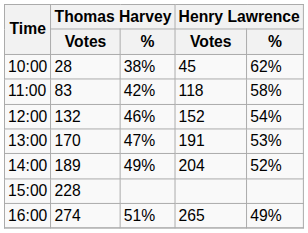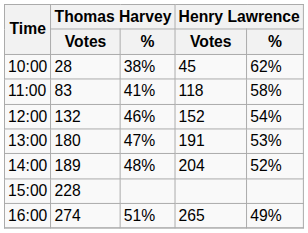(139, 91) 42% -> (139, 91) 41%
(68, 141) 170 -> (68, 141) 180
(139, 166) 49% -> (139, 166) 48%
